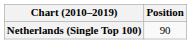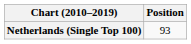(165, 30) 90 -> (165, 30) 93
